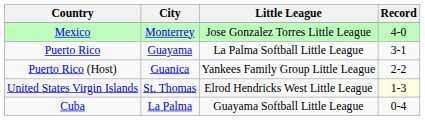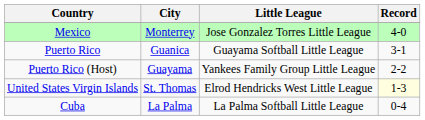(170, 50) Guayama -> (170, 50) Guanica
(288, 50) La Palma Softball Little League -> (288, 50) Guayama Softball Little League
(170, 69) Guanica -> (170, 69) Guayama
(288, 106) Guayama Softball Little League -> (288, 106) La Palma Softball Little League
